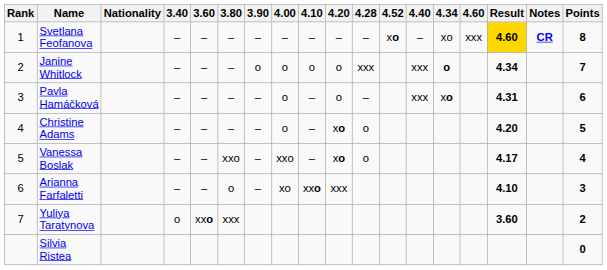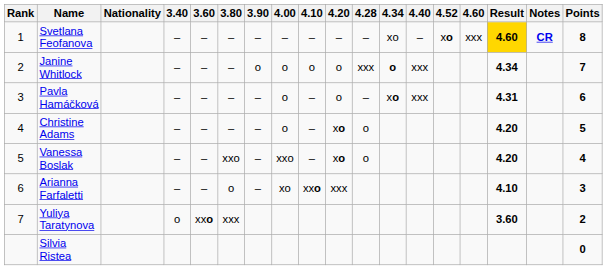columns swapped: (447, 13) <-> (393, 13)
(507, 158) 4.17 -> (507, 158) 4.20
